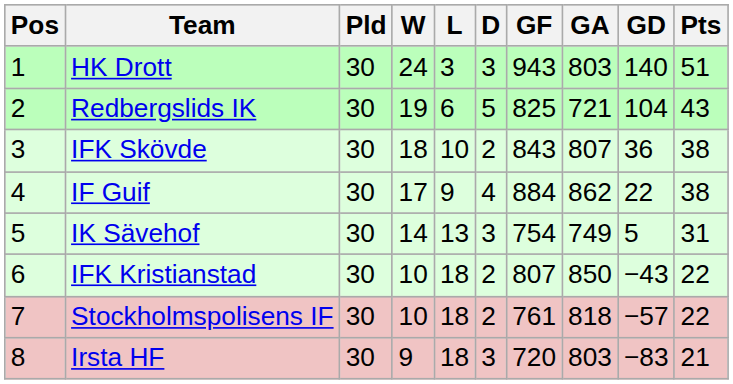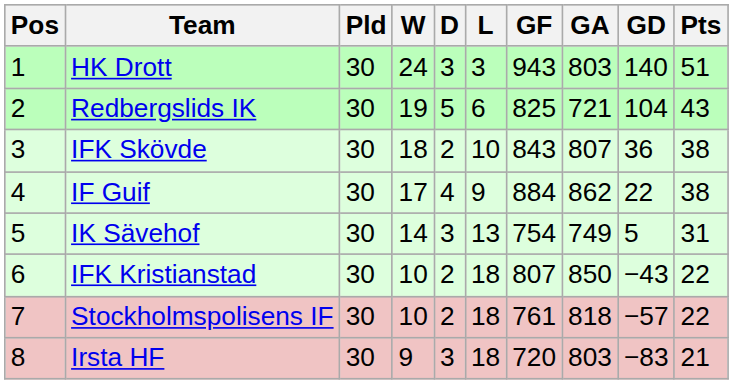columns swapped: (491, 25) <-> (454, 25)
